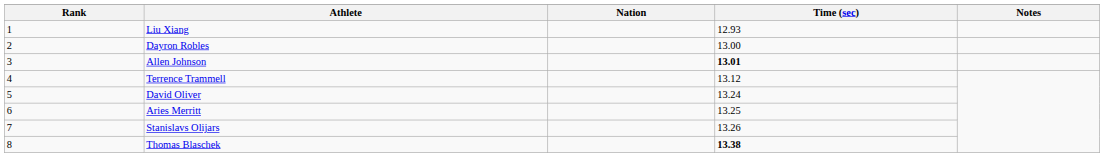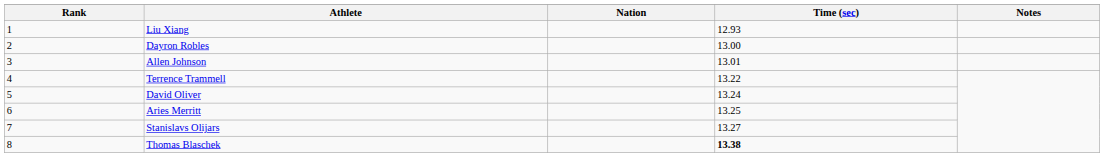(729, 62) bold -> (729, 62) normal
(729, 78) 13.12 -> (729, 78) 13.22
(729, 128) 13.26 -> (729, 128) 13.27
